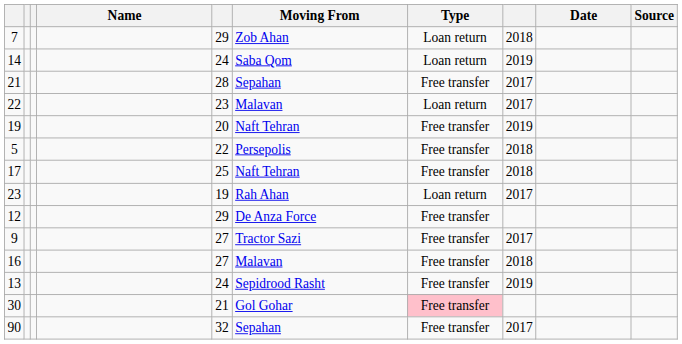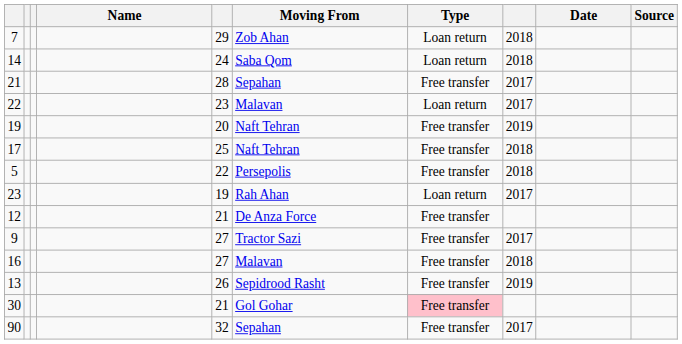(519, 60) 2019 -> (519, 60) 2018
rows swapped: (14, 171) <-> (14, 149)
(222, 216) 29 -> (222, 216) 21
(222, 283) 24 -> (222, 283) 26
